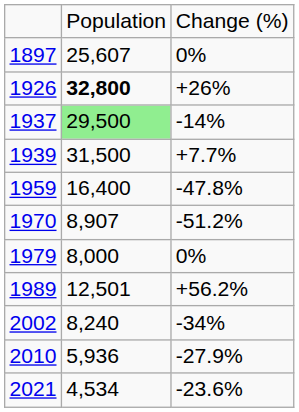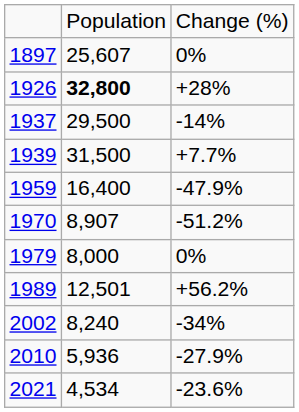(203, 88) +26% -> (203, 88) +28%
(99, 121) lightgreen background -> (99, 121) no background
(209, 188) -47.8% -> (209, 188) -47.9%
